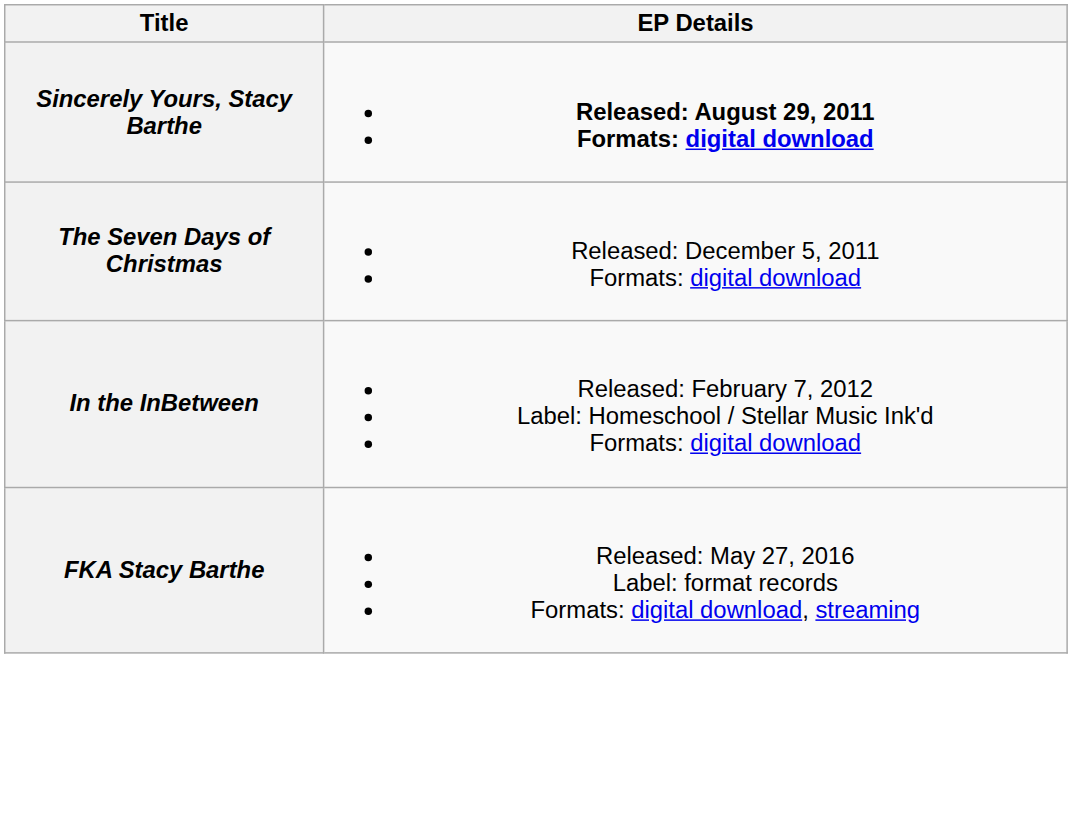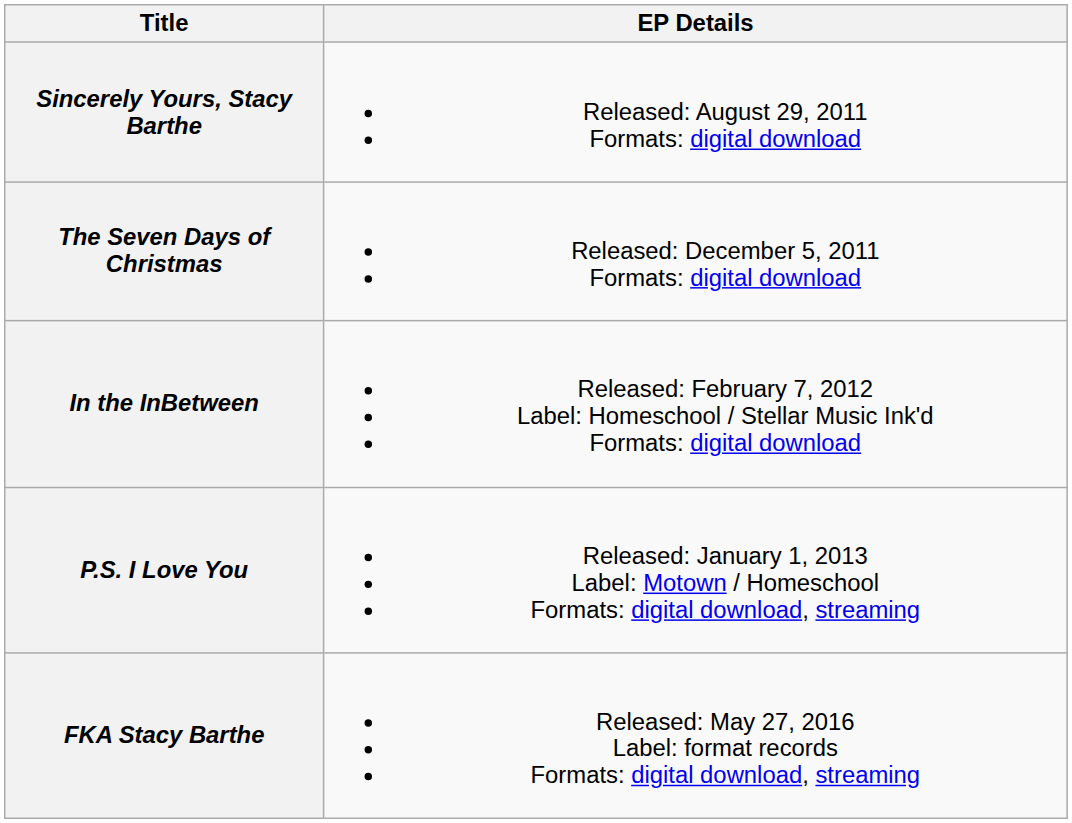(696, 126) bold -> (696, 126) normal
+ row: (164, 569)
